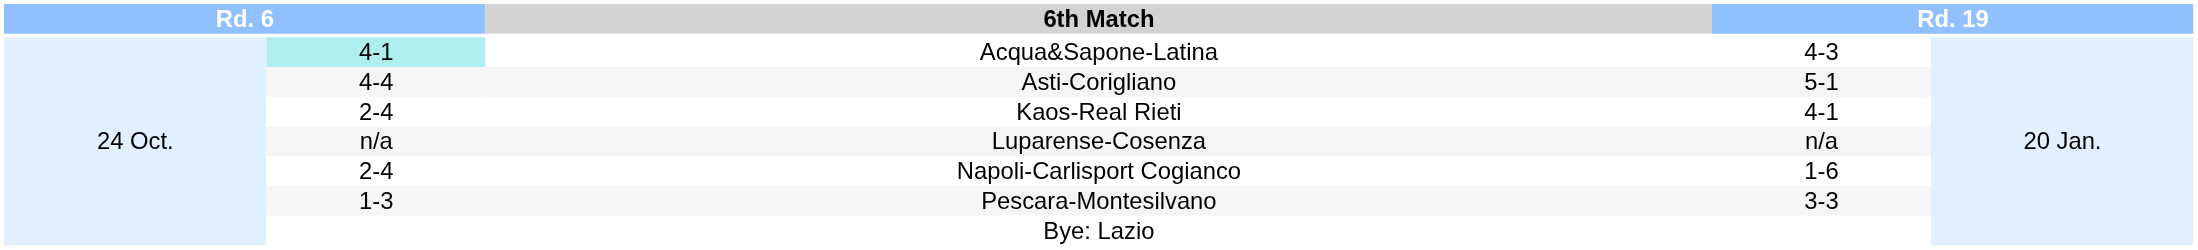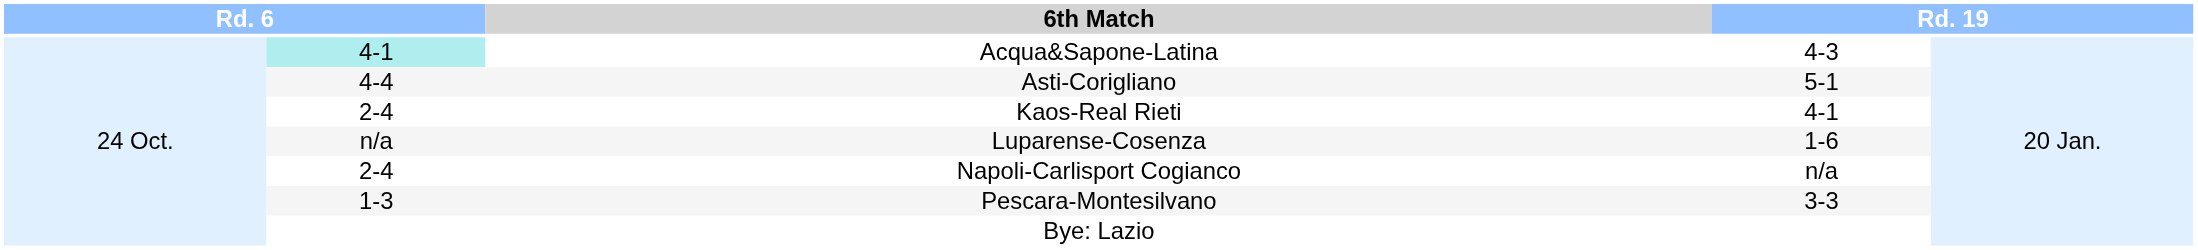(1822, 141) n/a -> (1822, 141) 1-6
(1822, 171) 1-6 -> (1822, 171) n/a
